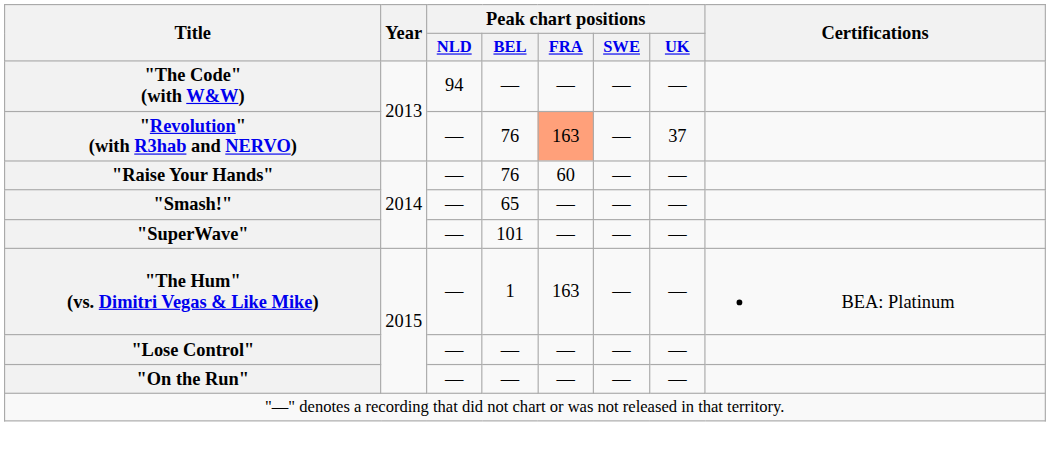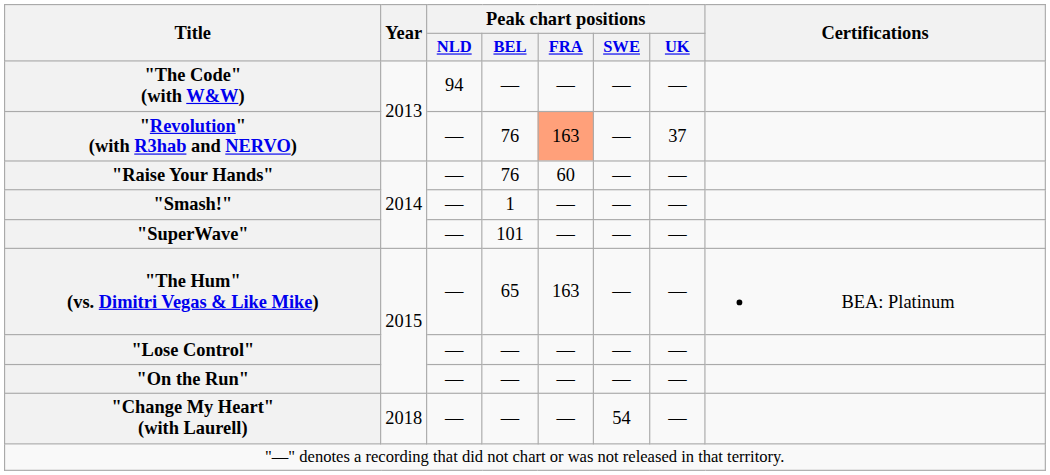(510, 204) 65 -> (510, 204) 1
(510, 291) 1 -> (510, 291) 65
+ row: (193, 418)
